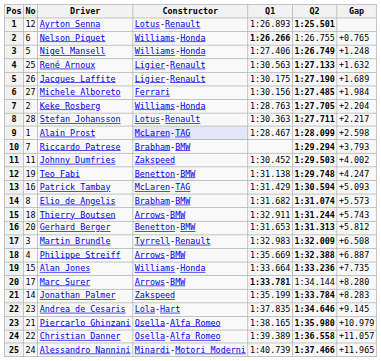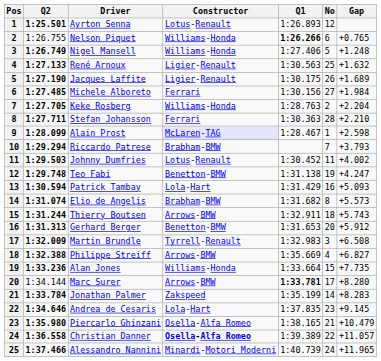columns swapped: (31, 11) <-> (315, 11)
(168, 120) Lotus-Renault -> (183, 120) Ferrari
(354, 120) +2.217 -> (354, 120) +2.210
(155, 161) Zakspeed -> (198, 161) Lotus-Renault
(163, 188) McLaren-TAG -> (188, 188) Lola-Hart
(354, 228) +5.812 -> (354, 228) +5.912
(354, 255) +6.887 -> (354, 255) +6.827
(357, 323) +10.979 -> (357, 323) +10.479
(178, 337) normal -> (208, 337) bold
